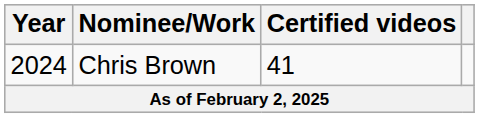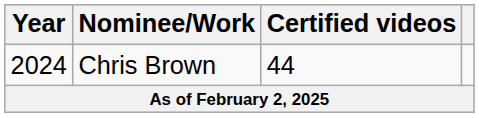(281, 64) 41 -> (281, 64) 44
